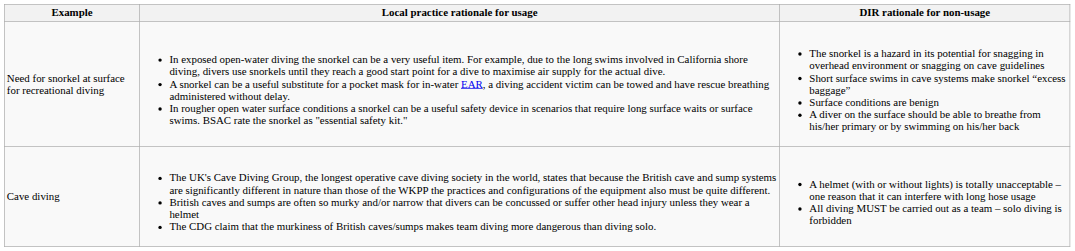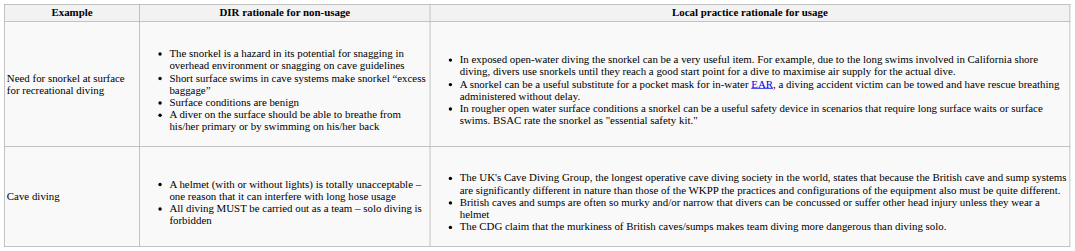columns swapped: (925, 13) <-> (460, 13)
